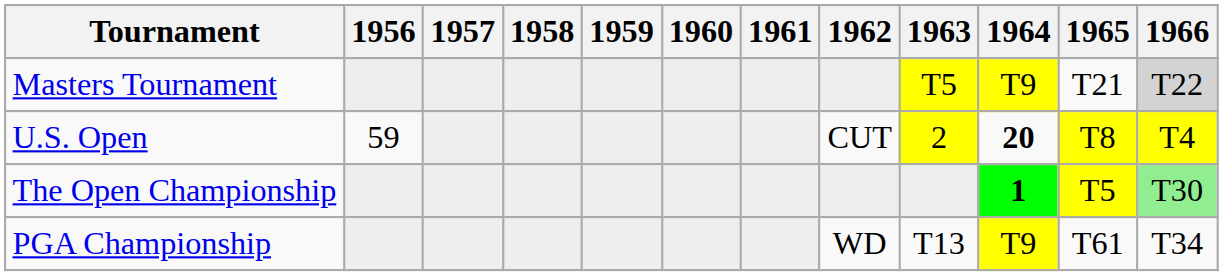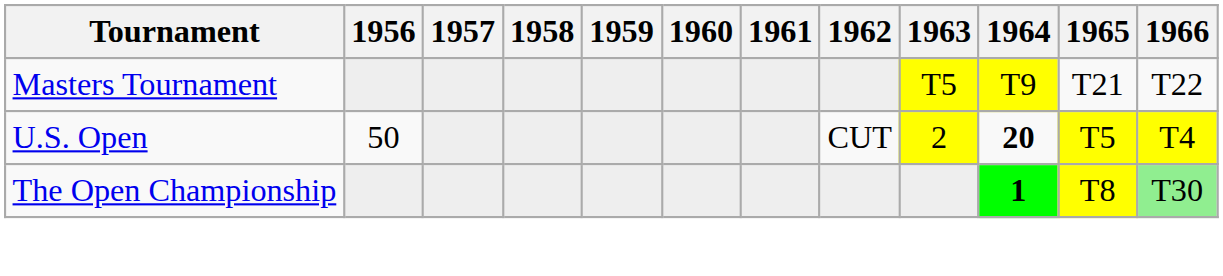(1177, 84) lightgrey background -> (1177, 84) no background
(383, 137) 59 -> (383, 137) 50
(1098, 137) T8 -> (1098, 137) T5
(1098, 190) T5 -> (1098, 190) T8
- row: (142, 243)
